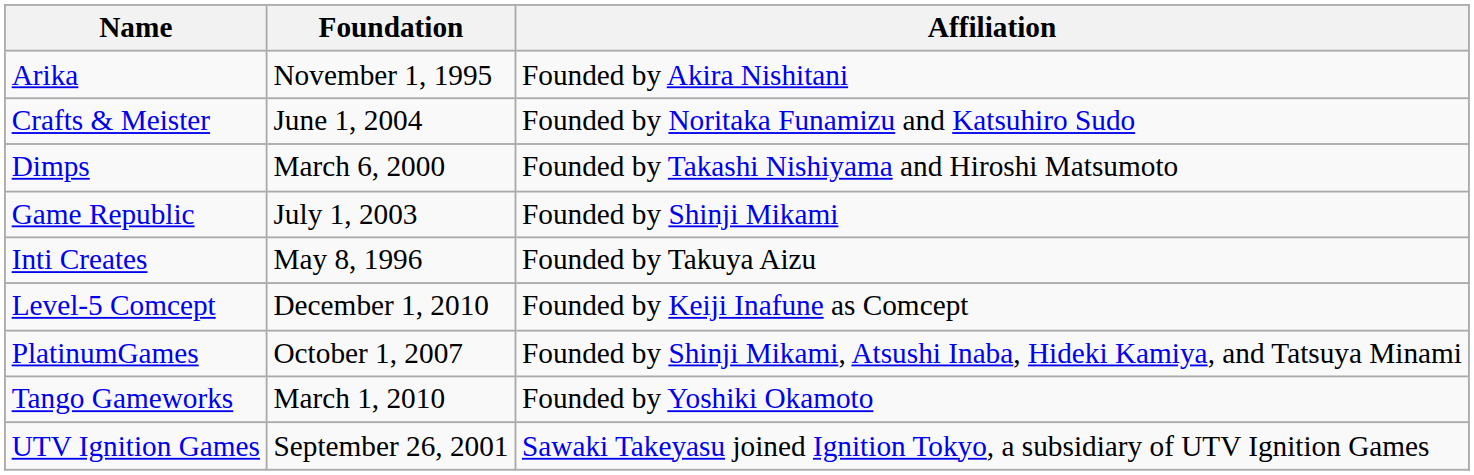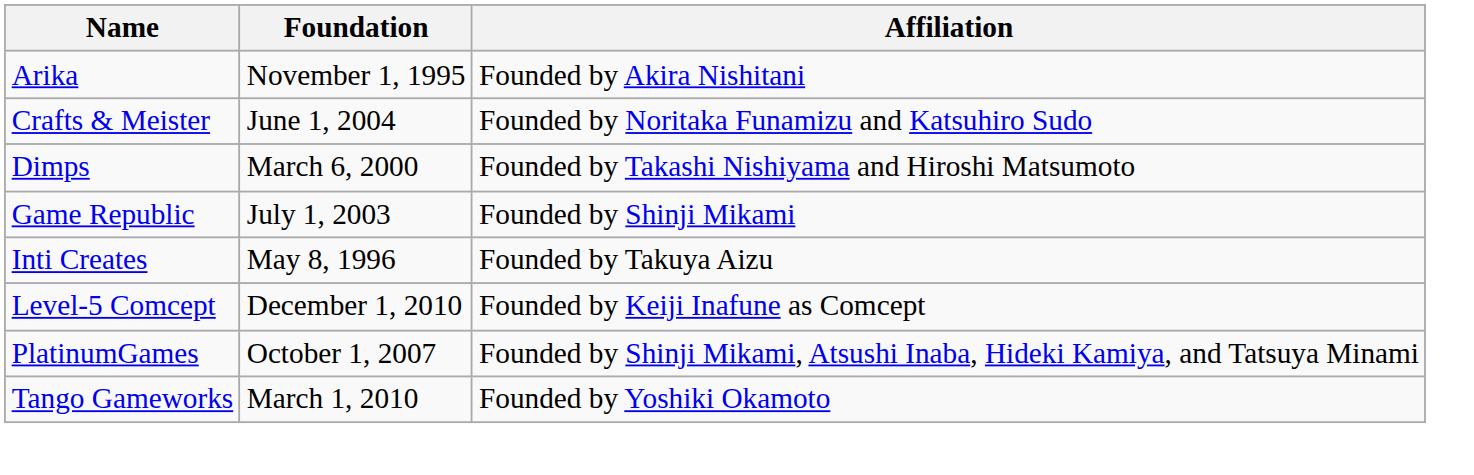- row: (136, 445)
